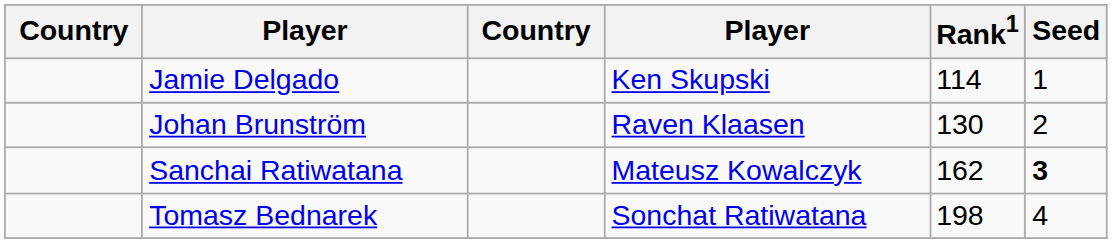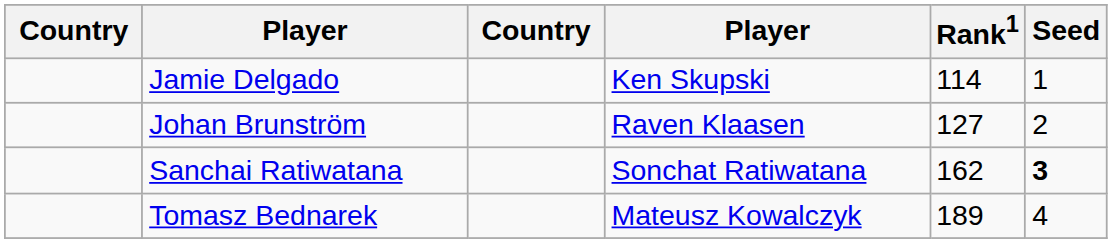(960, 125) 130 -> (960, 125) 127
(737, 170) Mateusz Kowalczyk -> (739, 170) Sonchat Ratiwatana
(739, 215) Sonchat Ratiwatana -> (737, 215) Mateusz Kowalczyk
(960, 215) 198 -> (960, 215) 189
